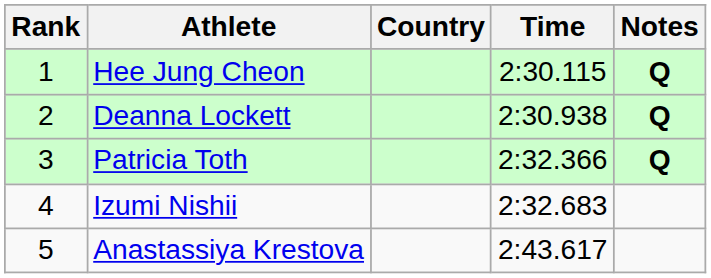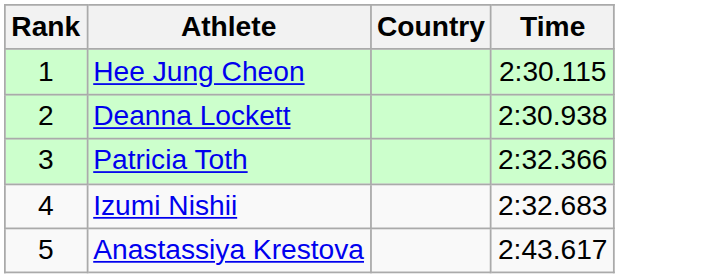- column: (660, 26)
